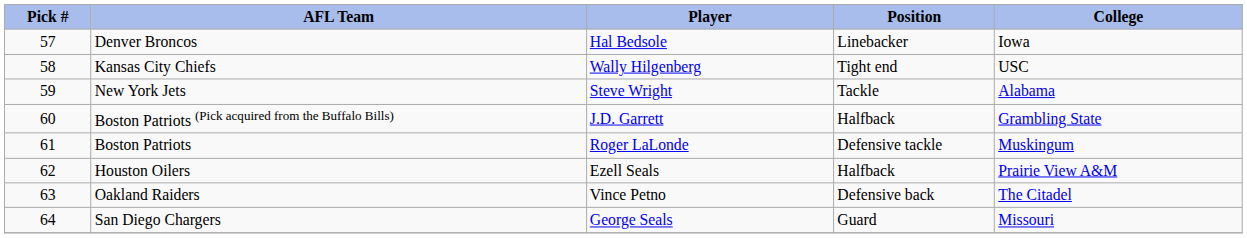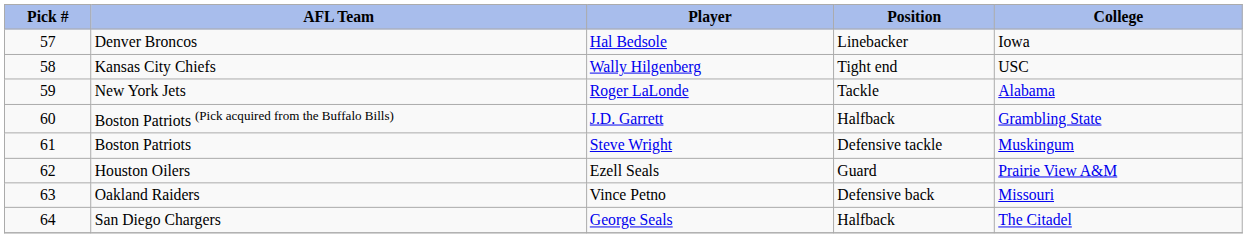(631, 91) Steve Wright -> (639, 91) Roger LaLonde
(639, 145) Roger LaLonde -> (631, 145) Steve Wright
(866, 170) Halfback -> (857, 170) Guard
(1035, 195) The Citadel -> (1026, 195) Missouri
(857, 220) Guard -> (866, 220) Halfback
(1026, 220) Missouri -> (1035, 220) The Citadel
